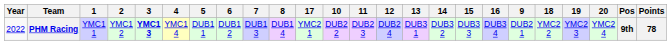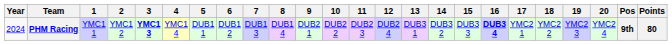columns swapped: (522, 11) <-> (309, 11)
(16, 28) 2022 -> (16, 28) 2024
(495, 28) normal -> (495, 28) bold
(652, 28) 78 -> (652, 28) 80
